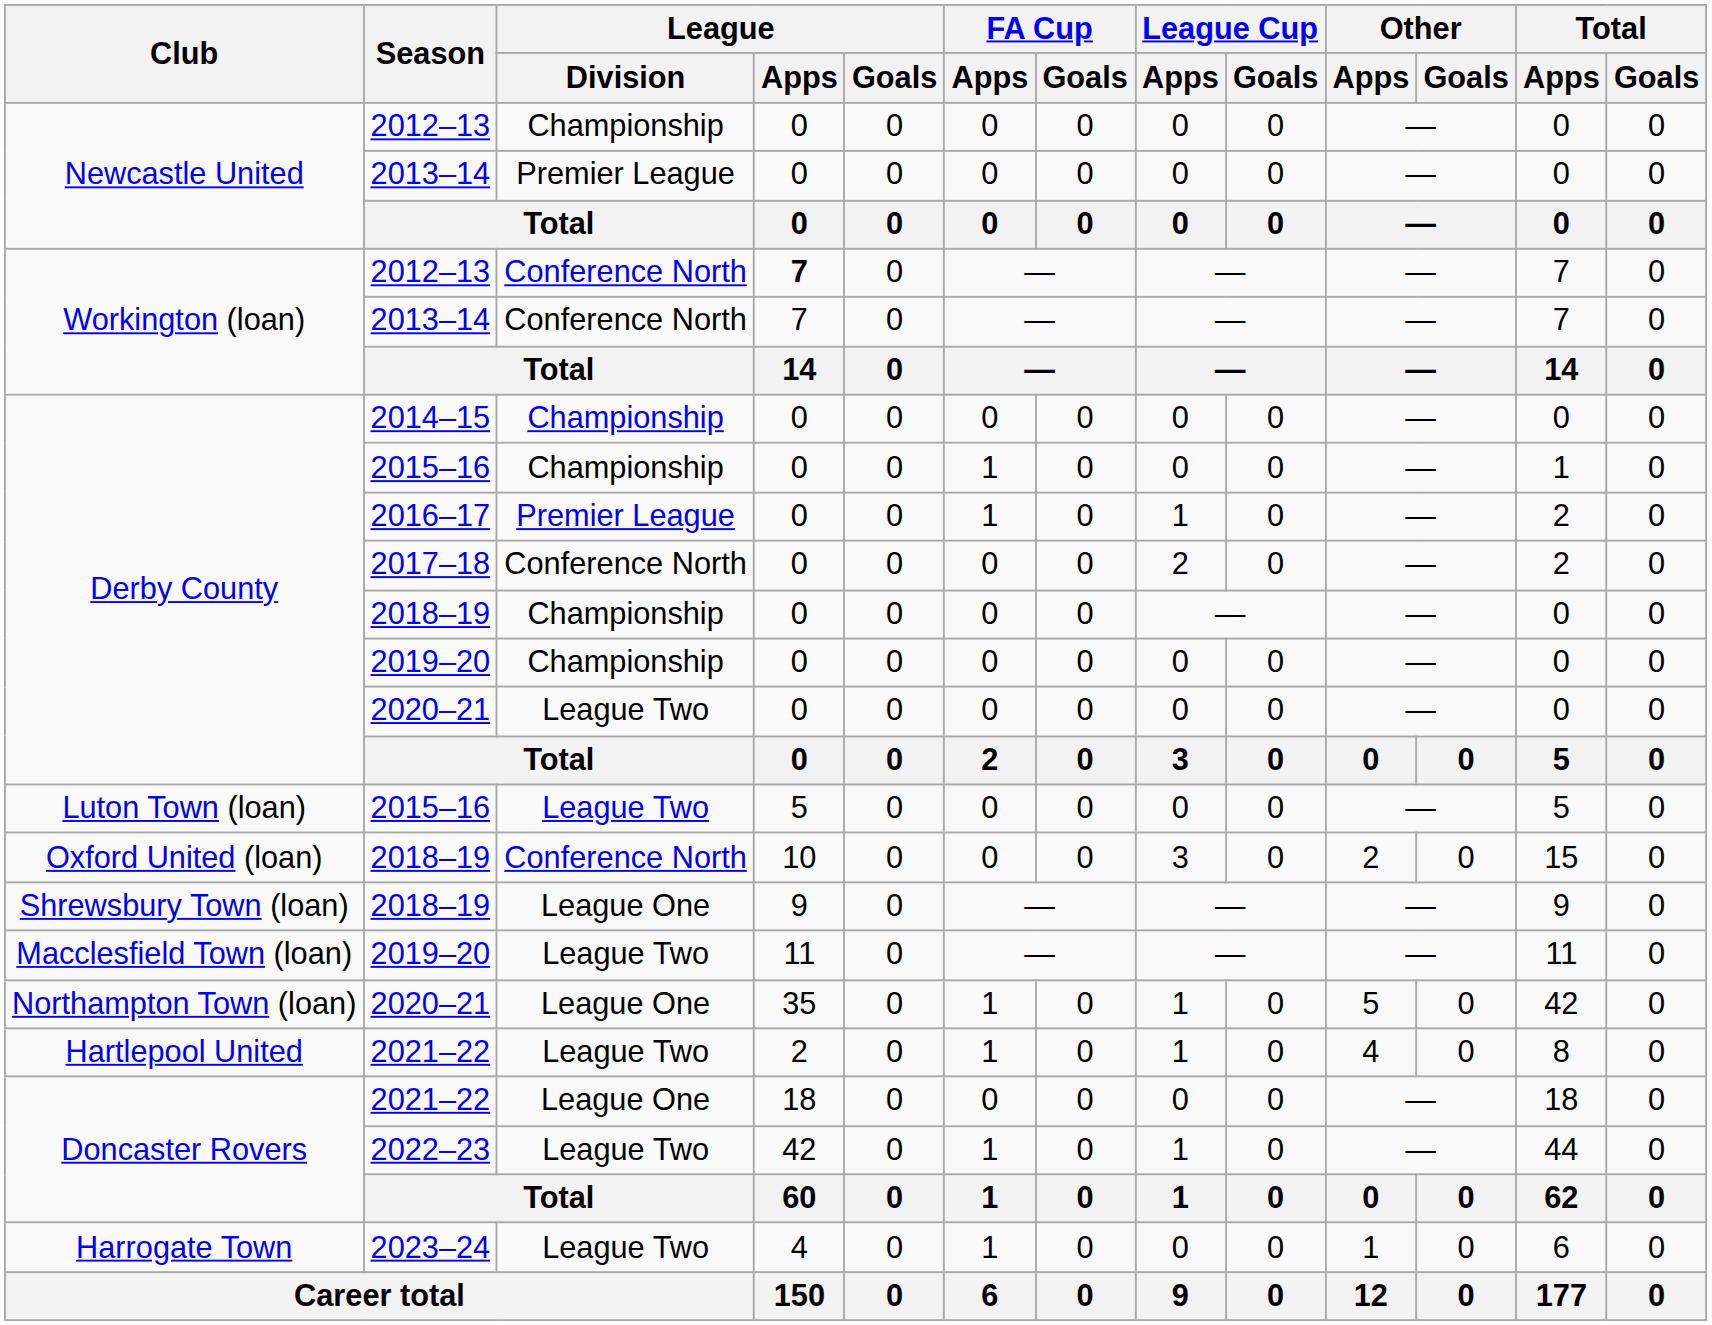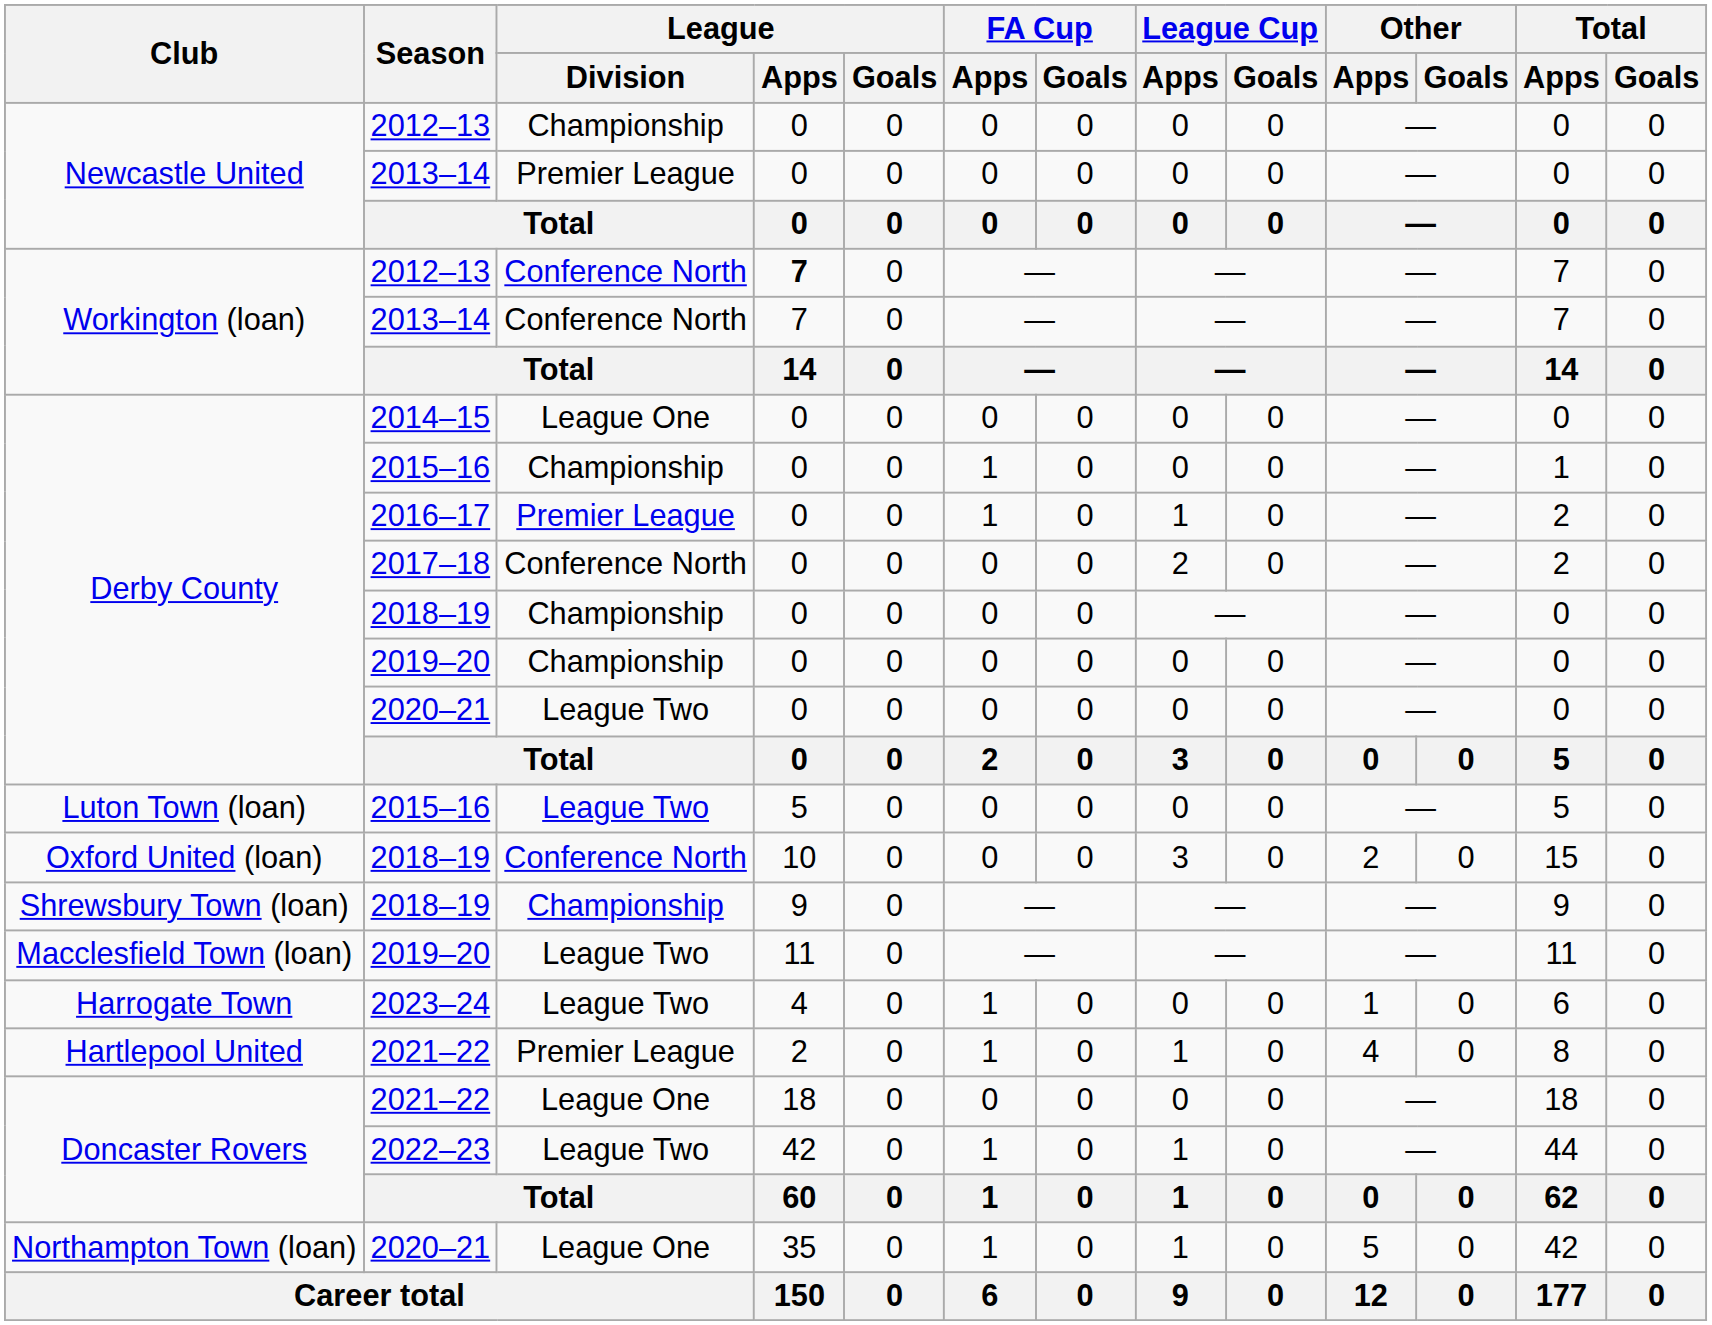(626, 418) Championship -> (626, 418) League One
(626, 905) League One -> (626, 905) Championship
rows swapped: (184, 1003) <-> (184, 1246)
(626, 1051) League Two -> (626, 1051) Premier League
